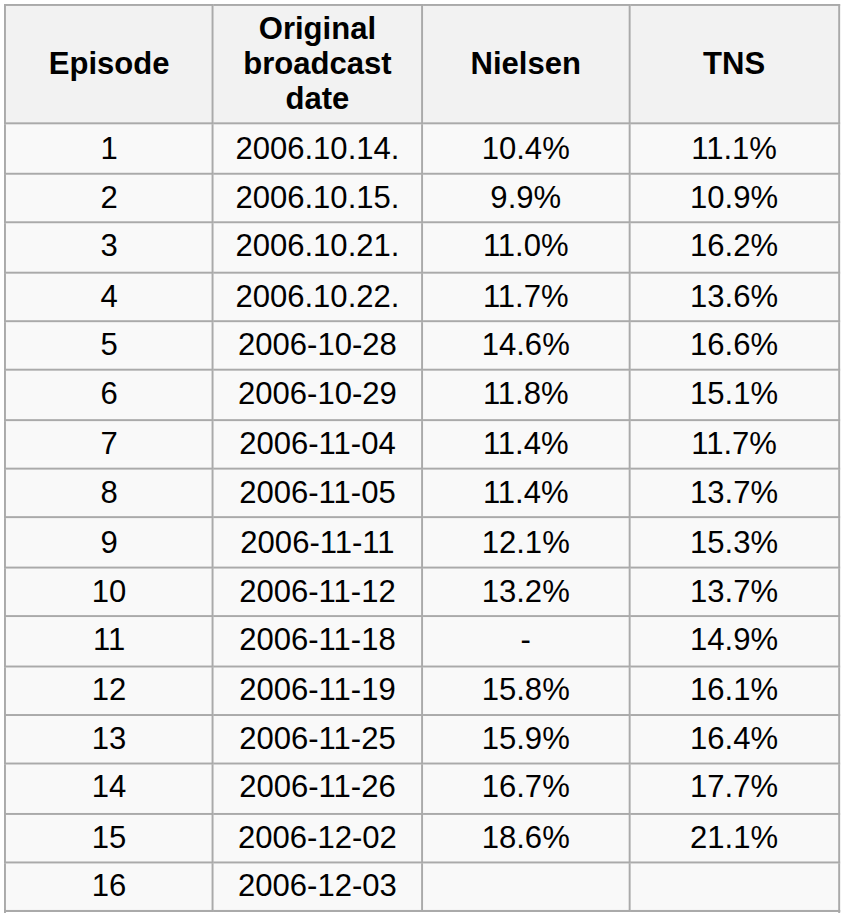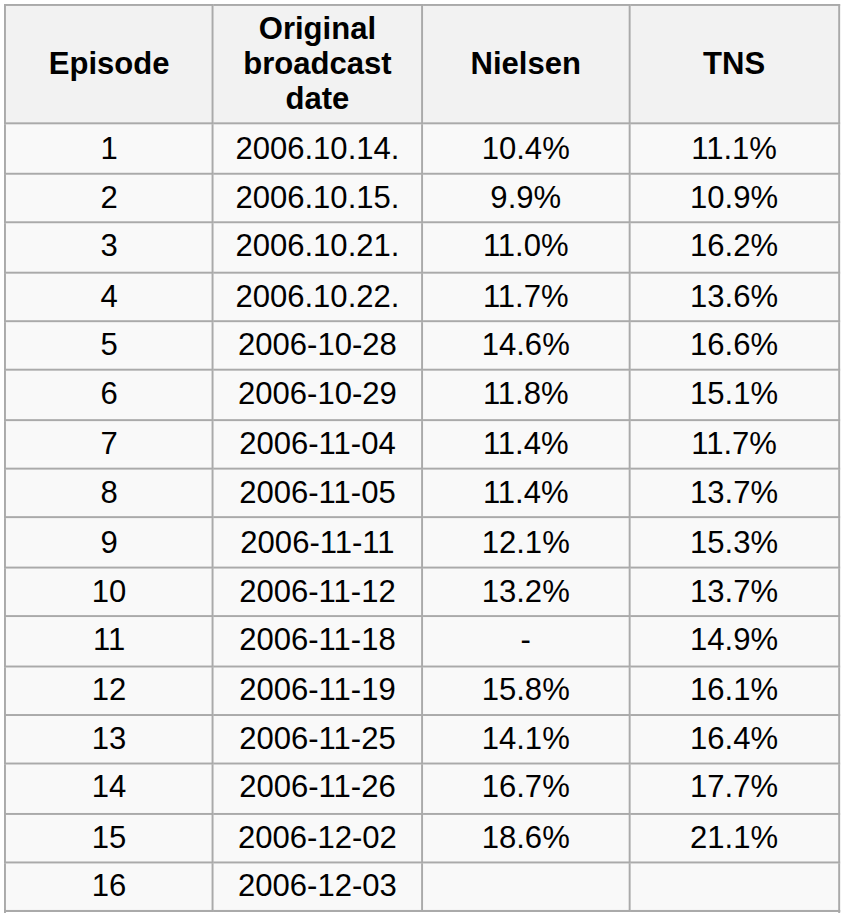(526, 738) 15.9% -> (526, 738) 14.1%
